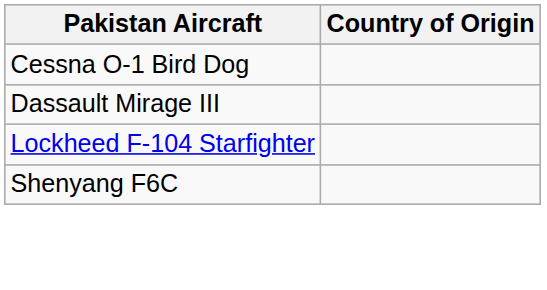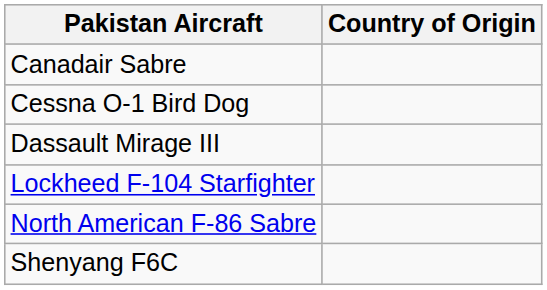+ row: (99, 64)
+ row: (163, 223)
